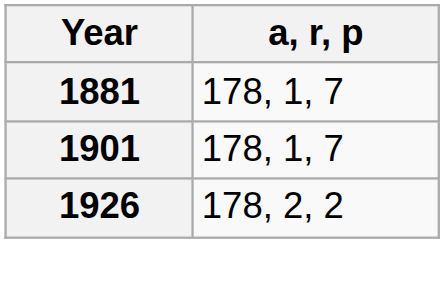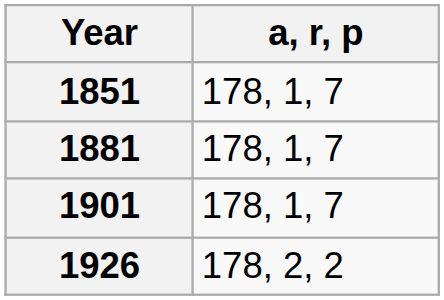+ row: (99, 91)
